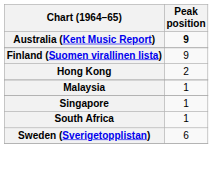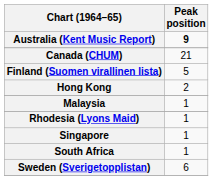+ row: (84, 55)
(186, 55) 9 -> (186, 71) 5
+ row: (84, 119)
